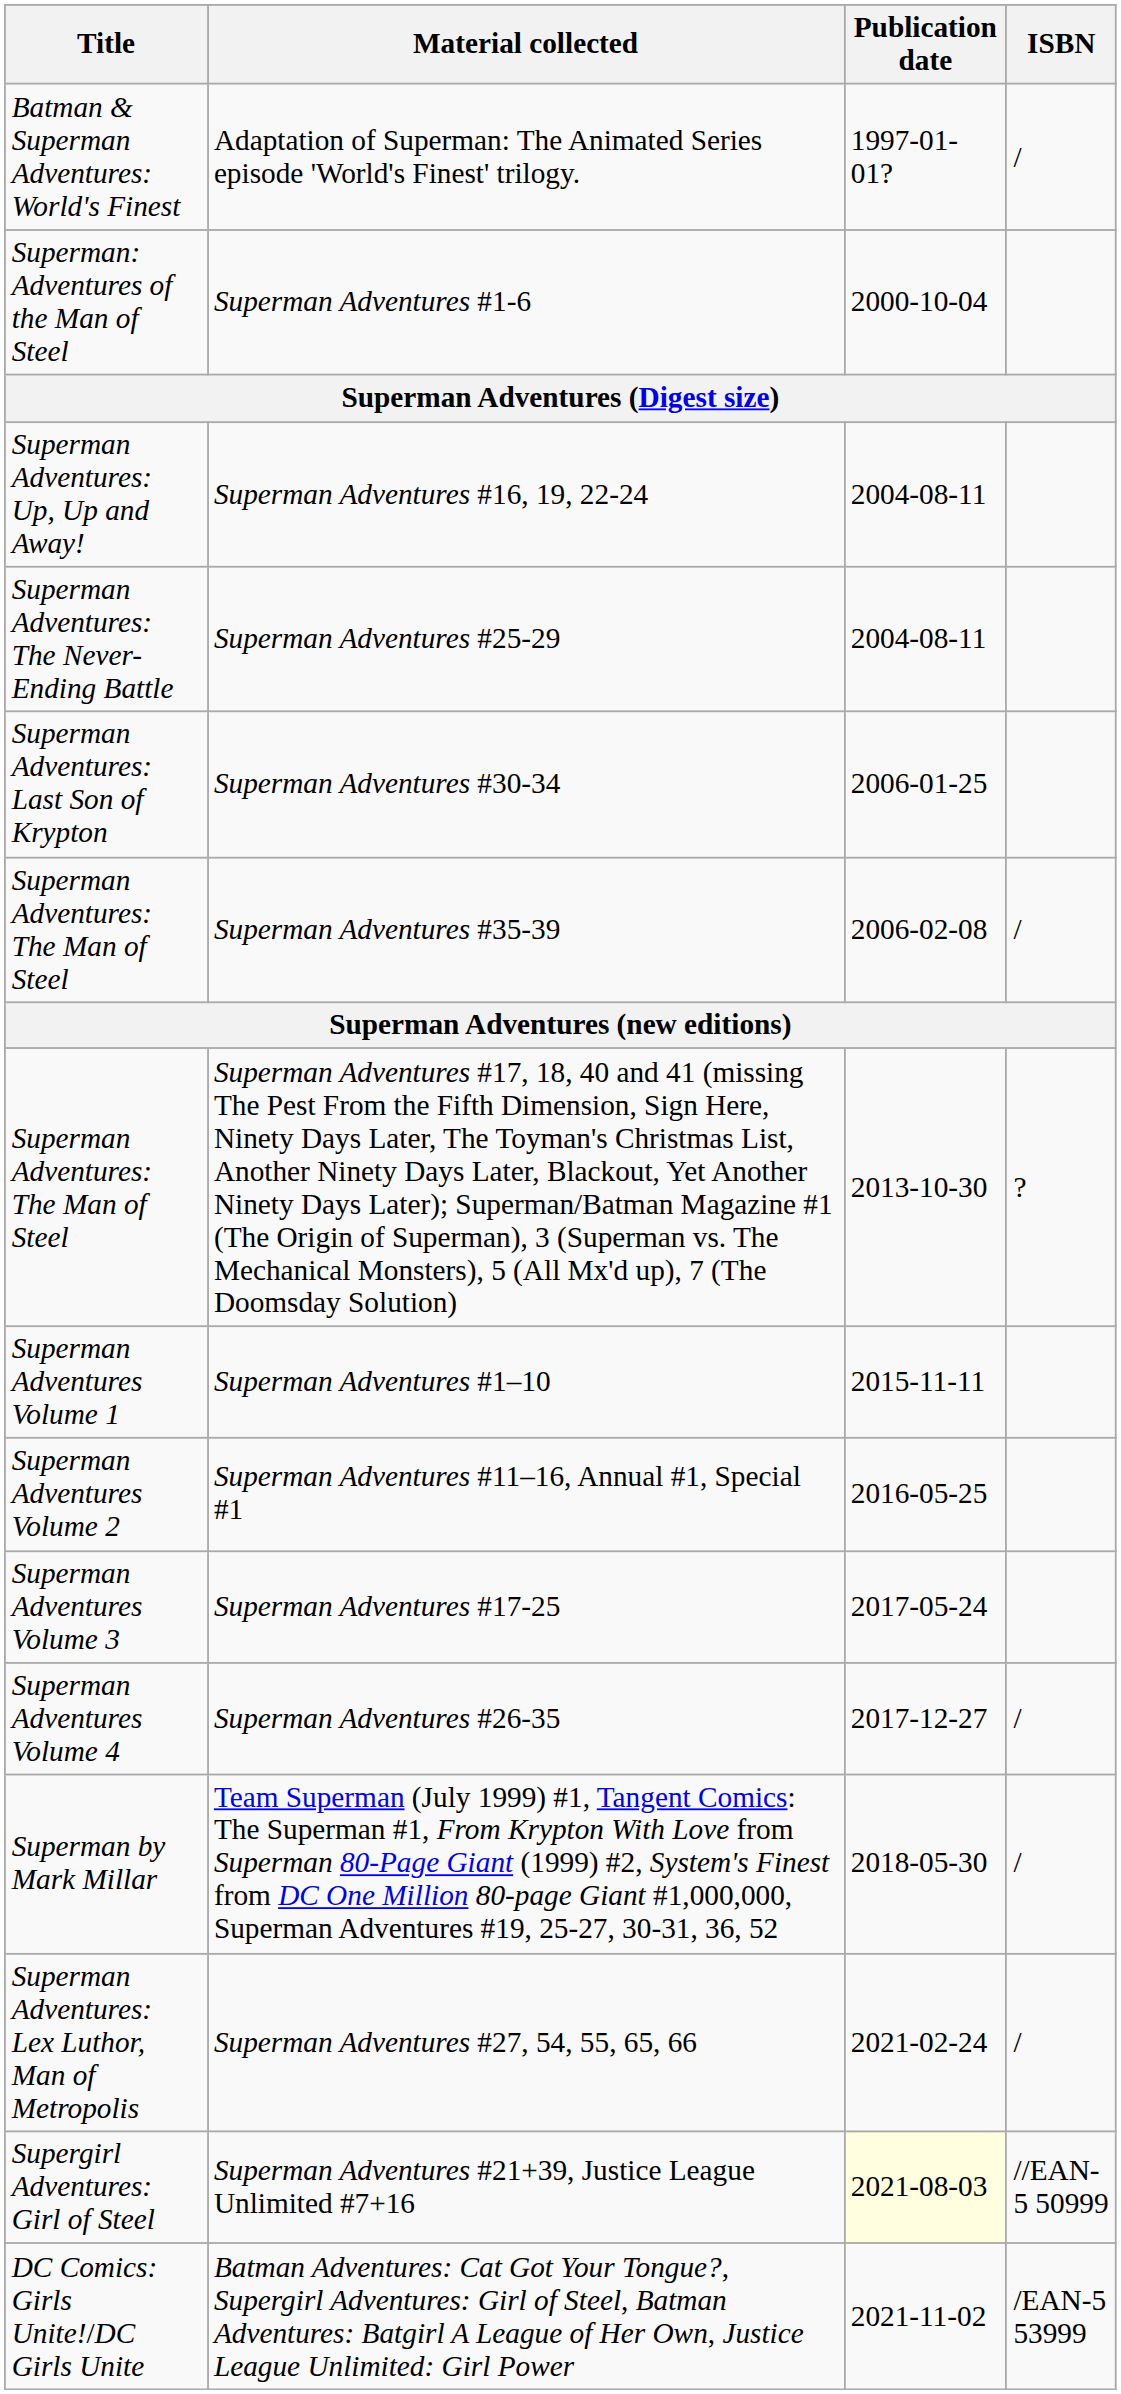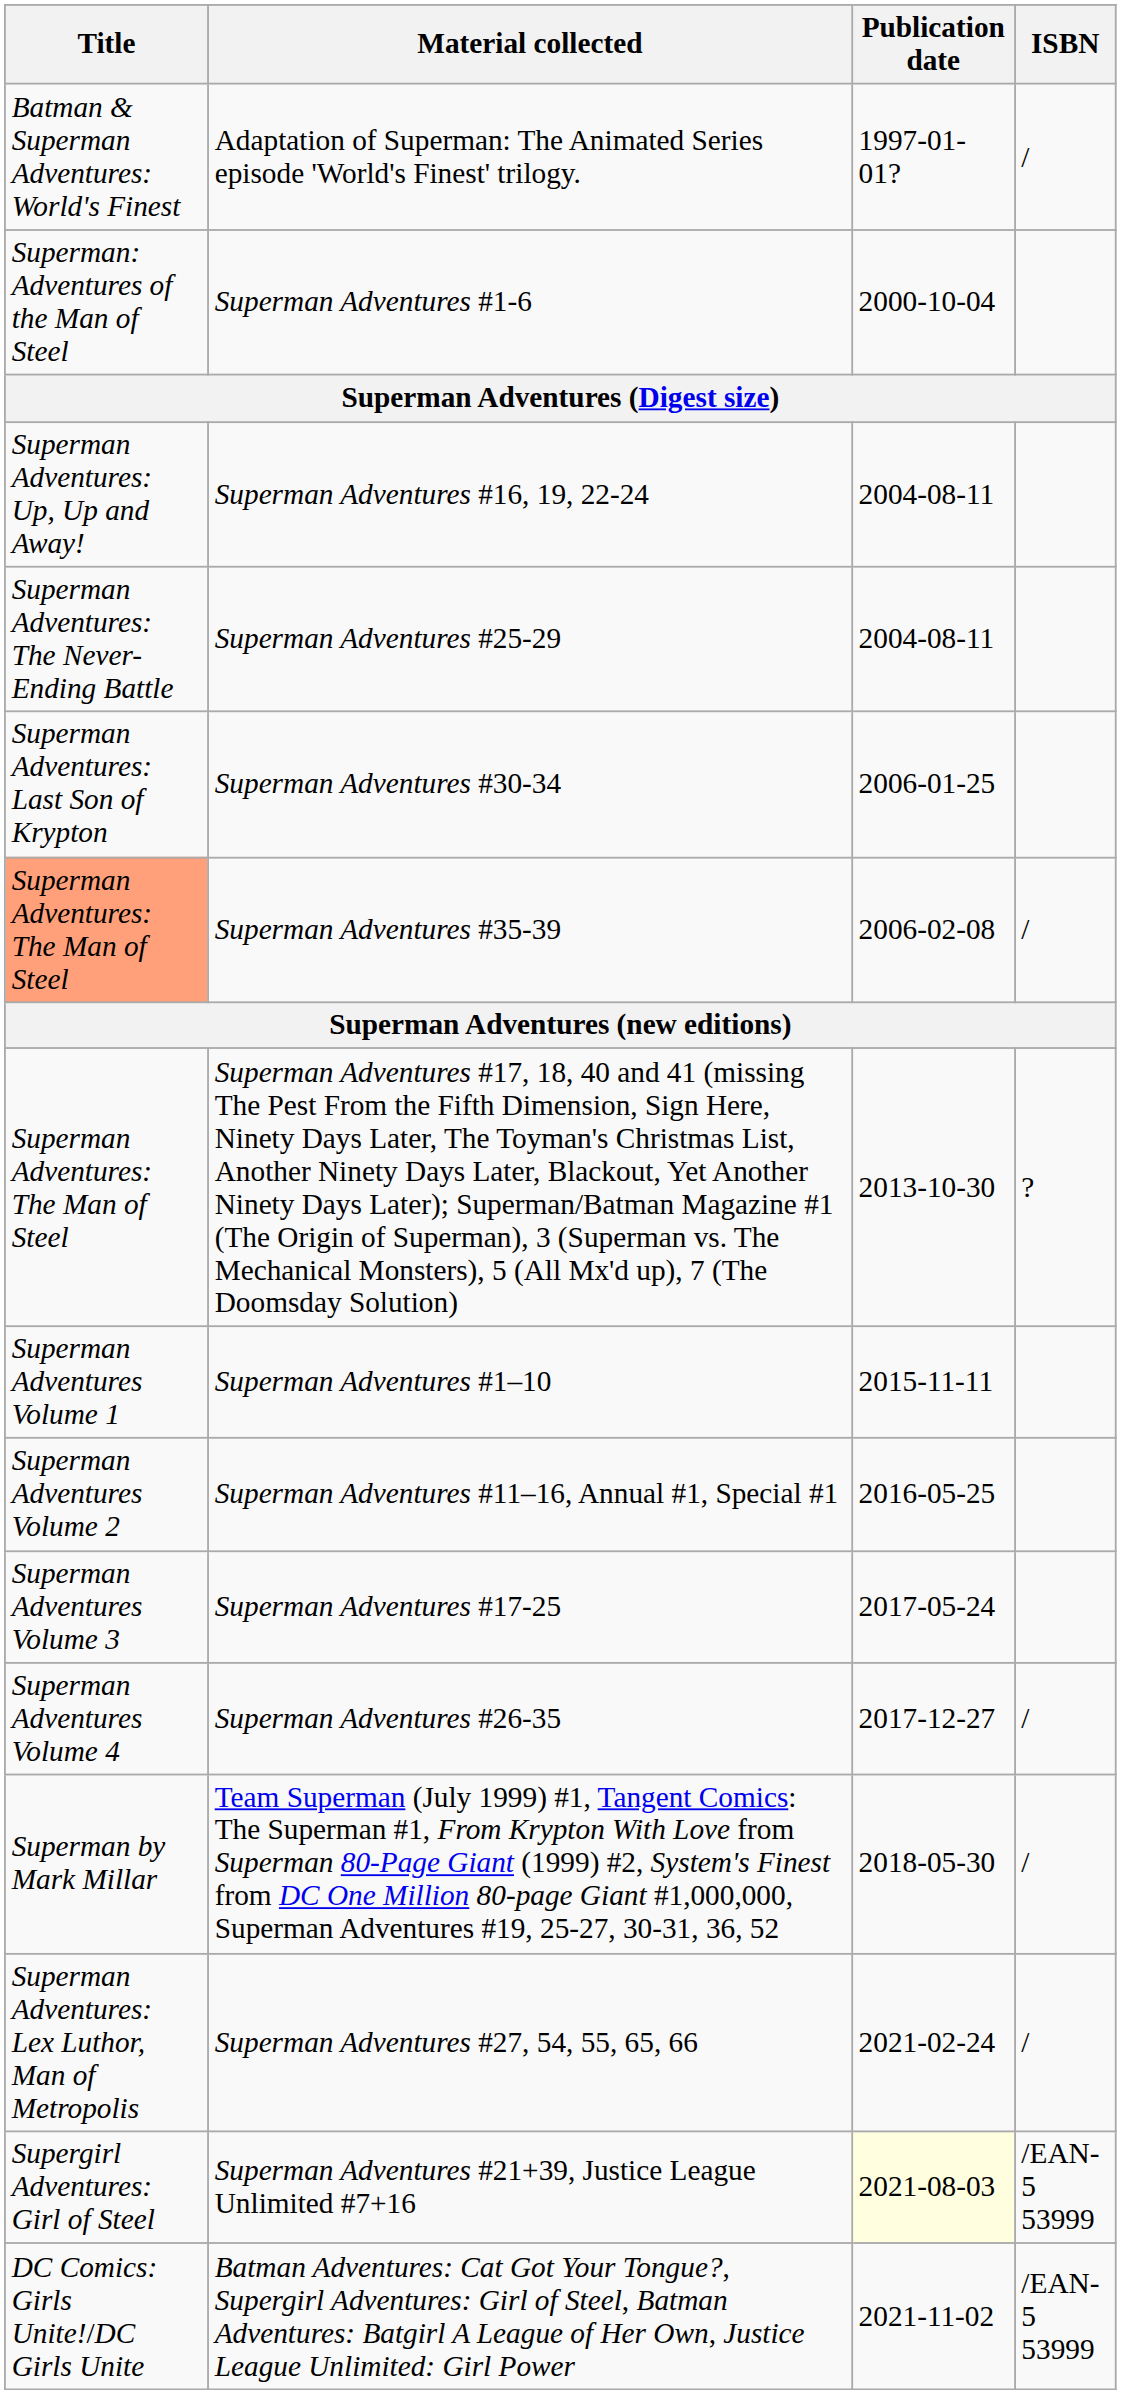(82, 929) no background -> (82, 929) lightsalmon background
(1061, 2187) //EAN-5 50999 -> (1060, 2187) /EAN-5 53999
